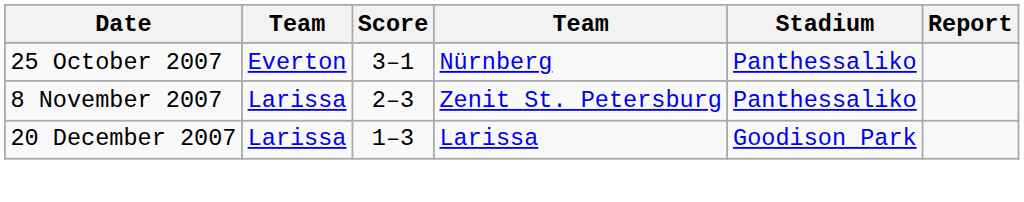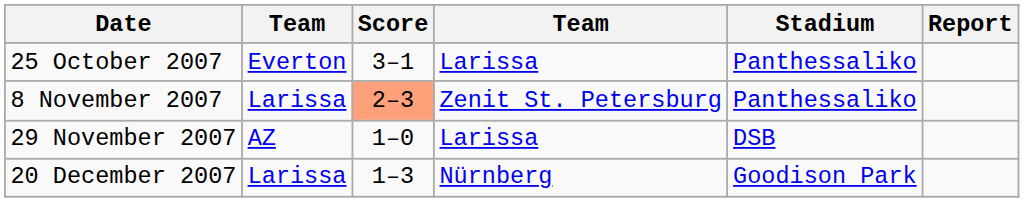(496, 62) Nürnberg -> (489, 62) Larissa
(393, 101) no background -> (393, 101) lightsalmon background
+ row: (123, 139)
(489, 139) Larissa -> (496, 177) Nürnberg
